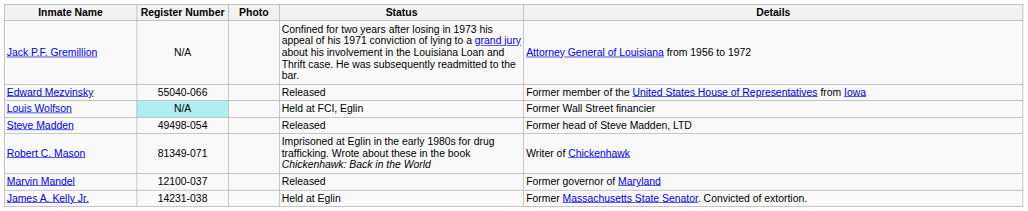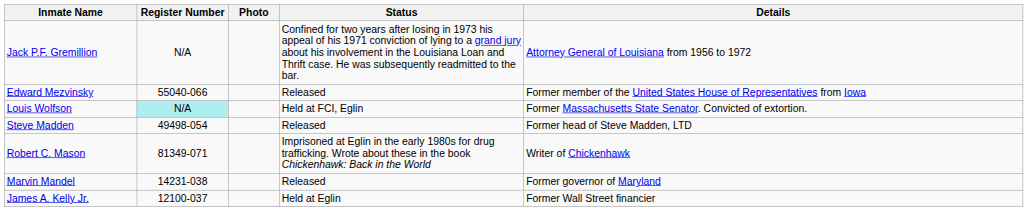(591, 109) Former Wall Street financier -> (667, 109) Former Massachusetts State Senator. Convicted of extortion.
(183, 181) 12100-037 -> (183, 181) 14231-038
(183, 198) 14231-038 -> (183, 198) 12100-037
(667, 198) Former Massachusetts State Senator. Convicted of extortion. -> (591, 198) Former Wall Street financier
